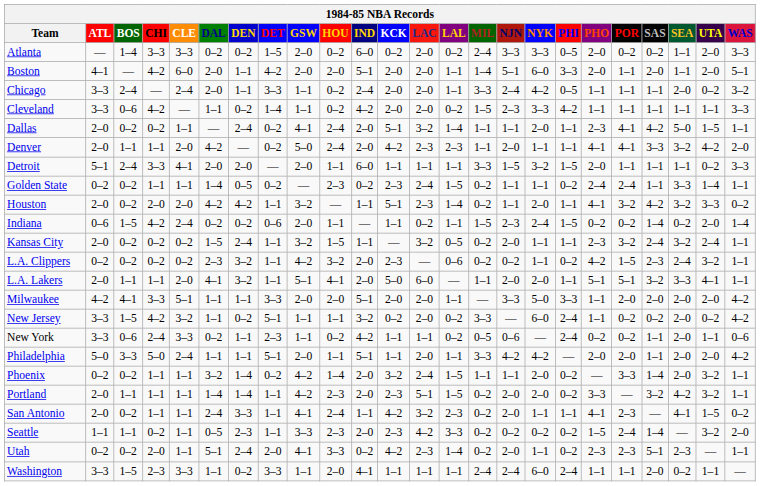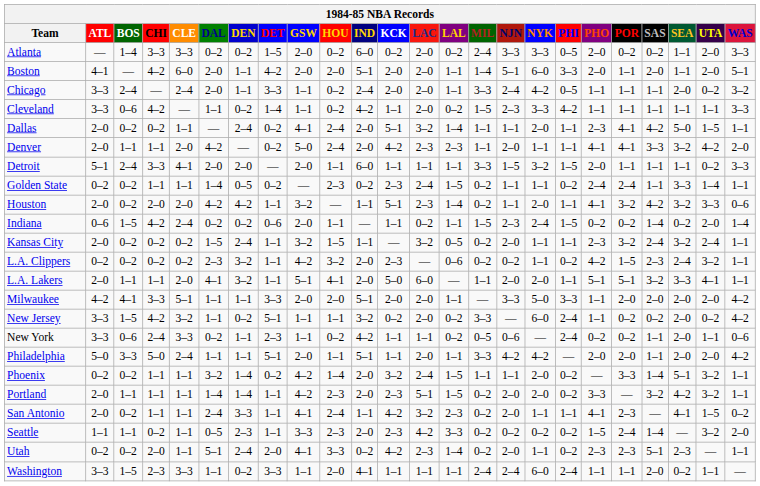(394, 109) 2–0 -> (394, 109) 1–1
(740, 204) 0–2 -> (740, 204) 0–6
(682, 376) 2–0 -> (682, 376) 5–1
